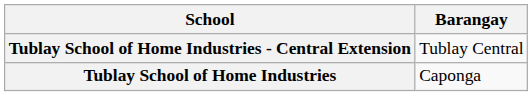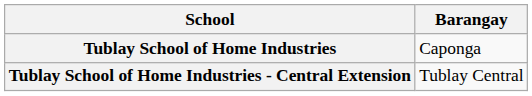rows swapped: (210, 76) <-> (210, 47)
